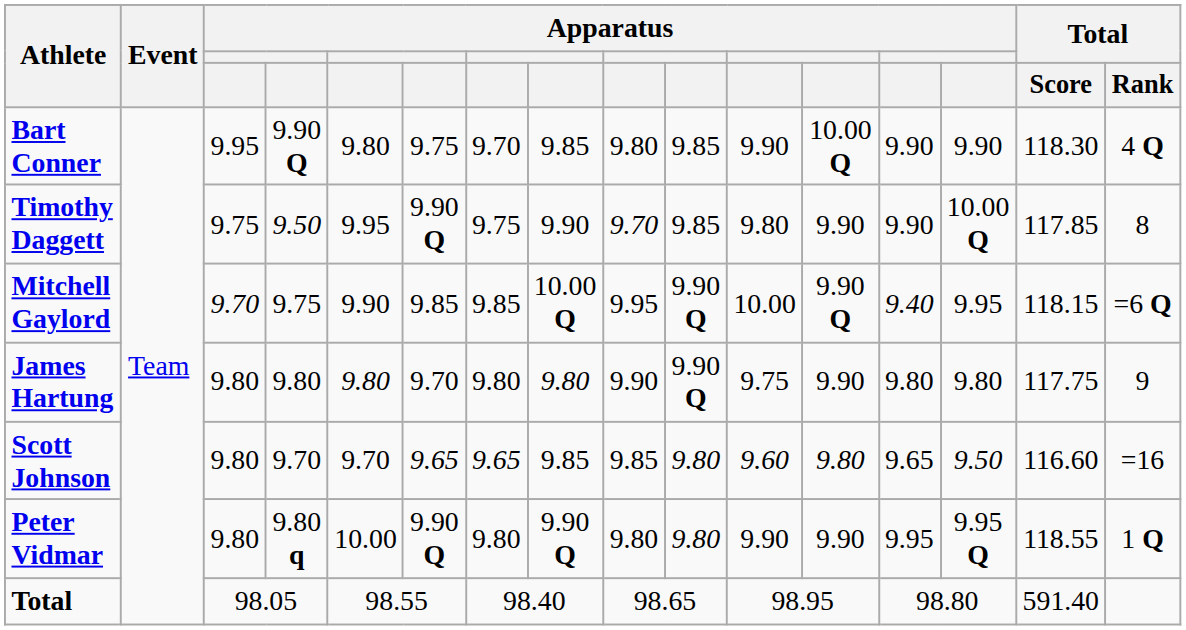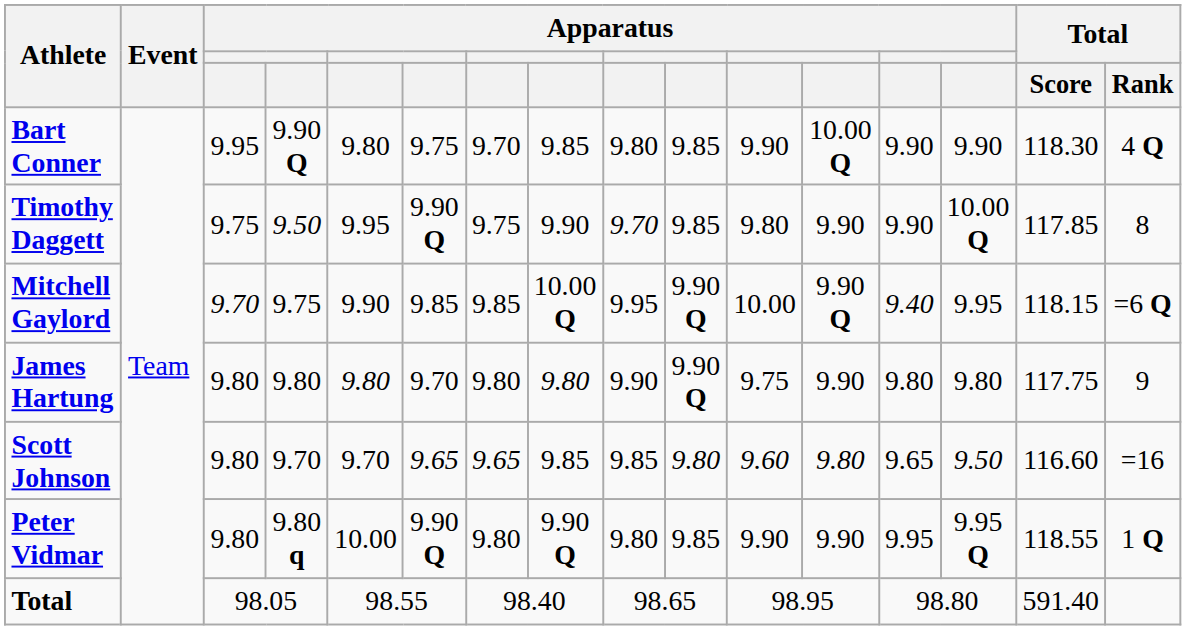(696, 539) 9.80 -> (696, 539) 9.85
